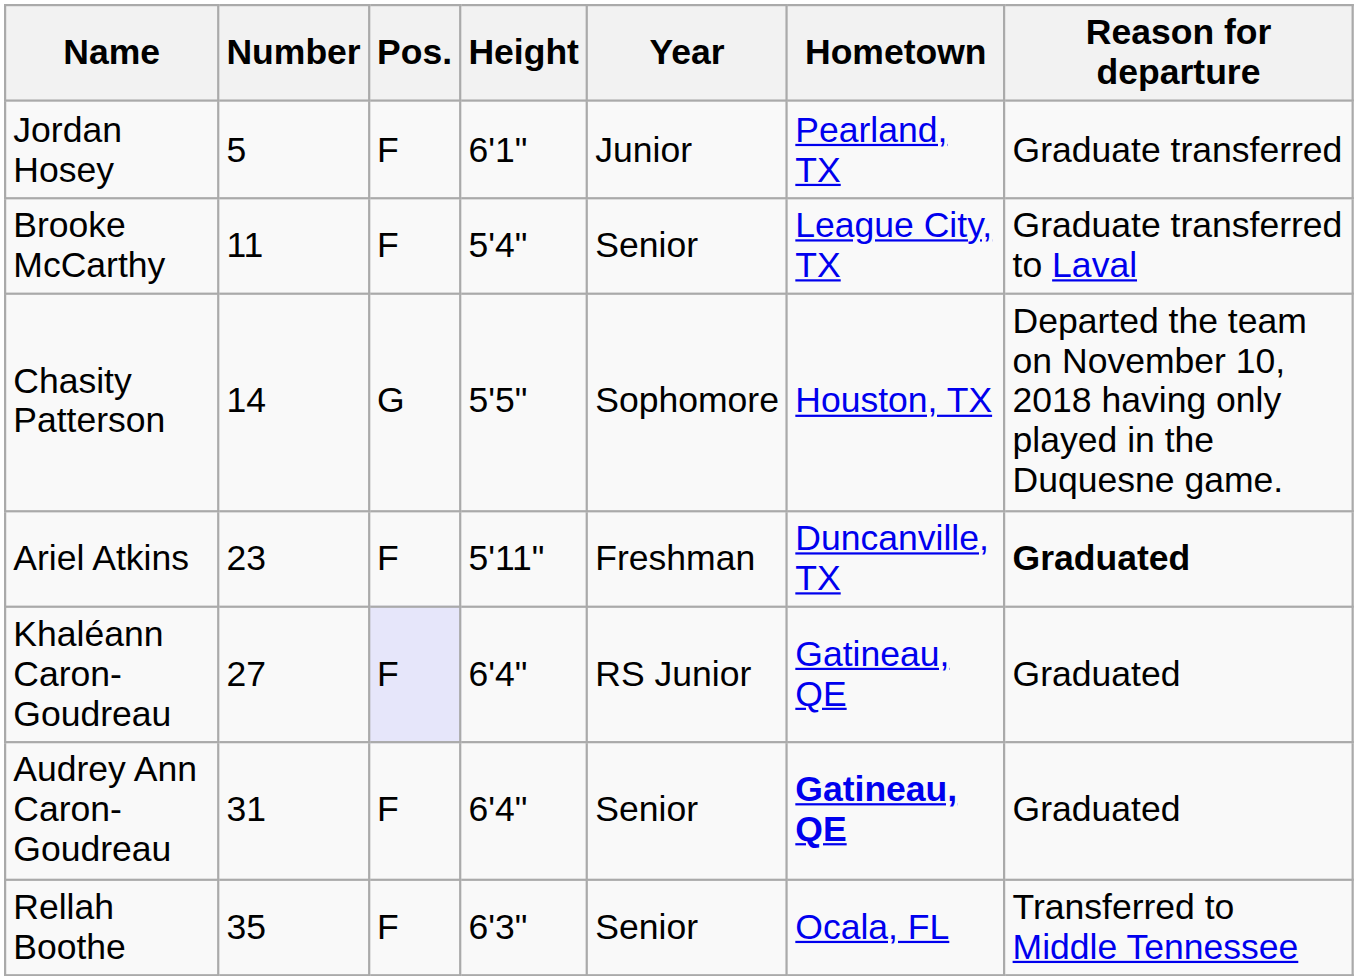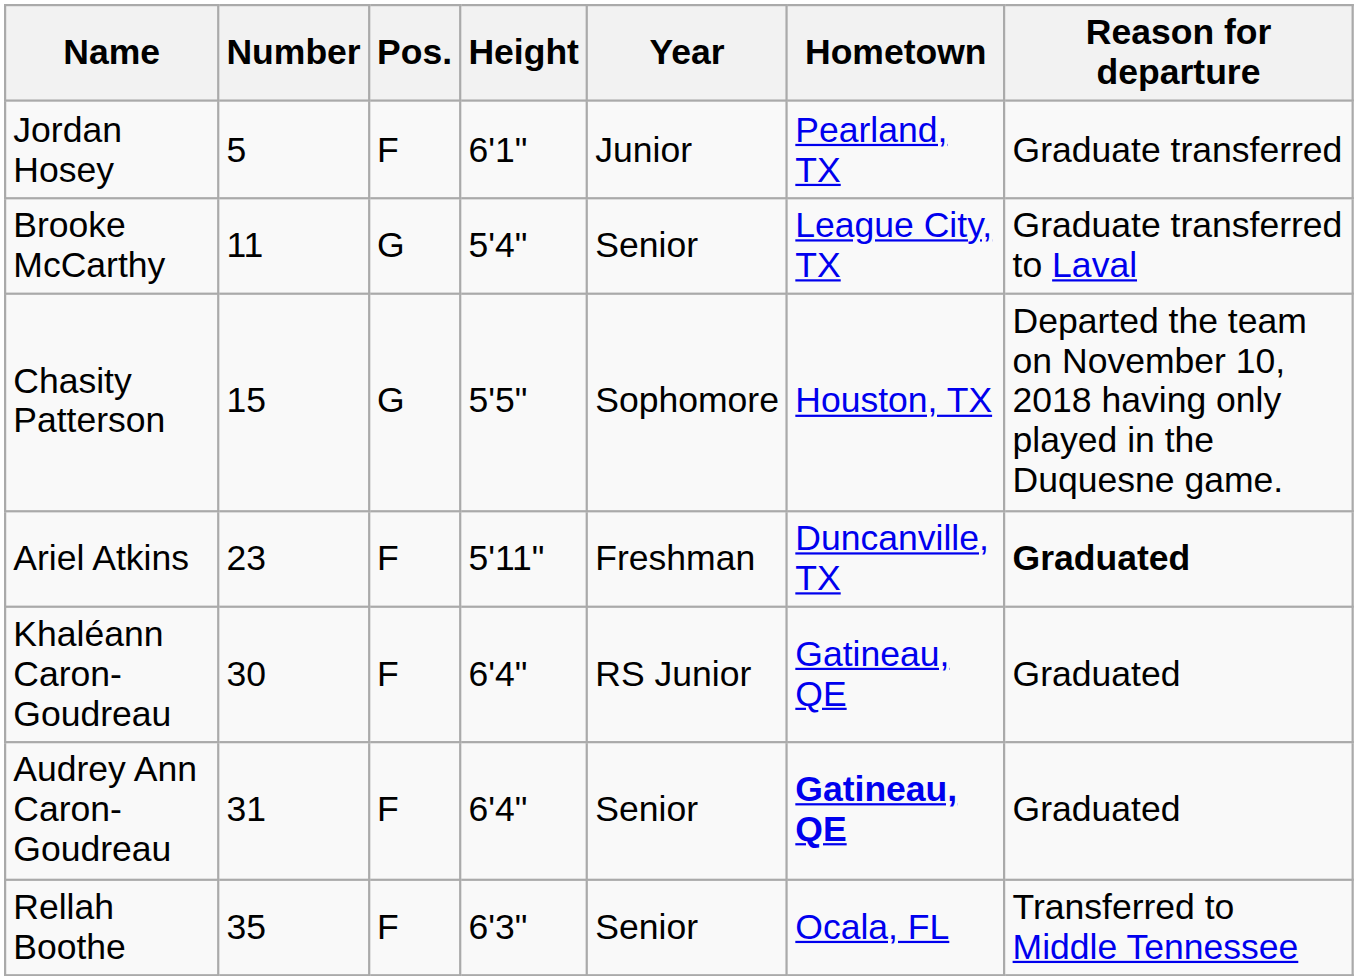(388, 245) F -> (391, 245) G
(246, 401) 14 -> (246, 401) 15
(246, 673) 27 -> (246, 673) 30
(388, 673) lavender background -> (388, 673) no background
